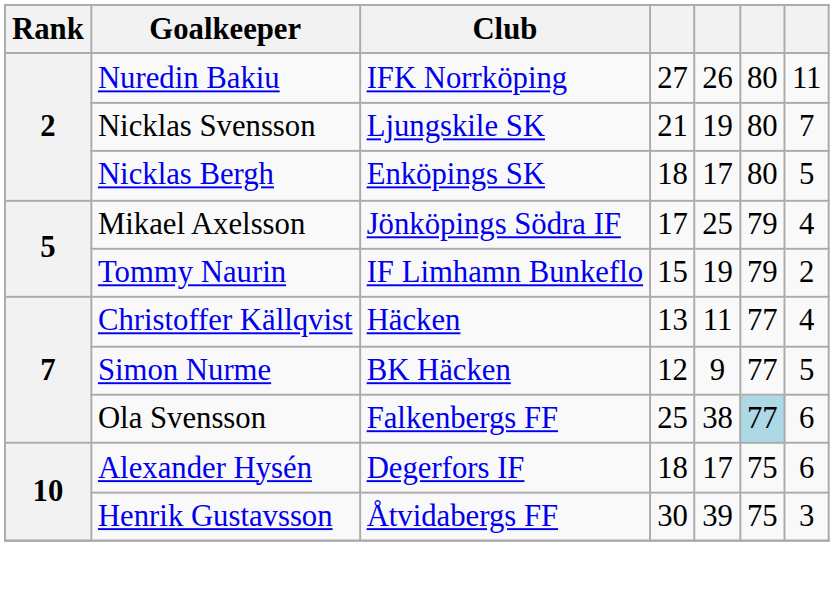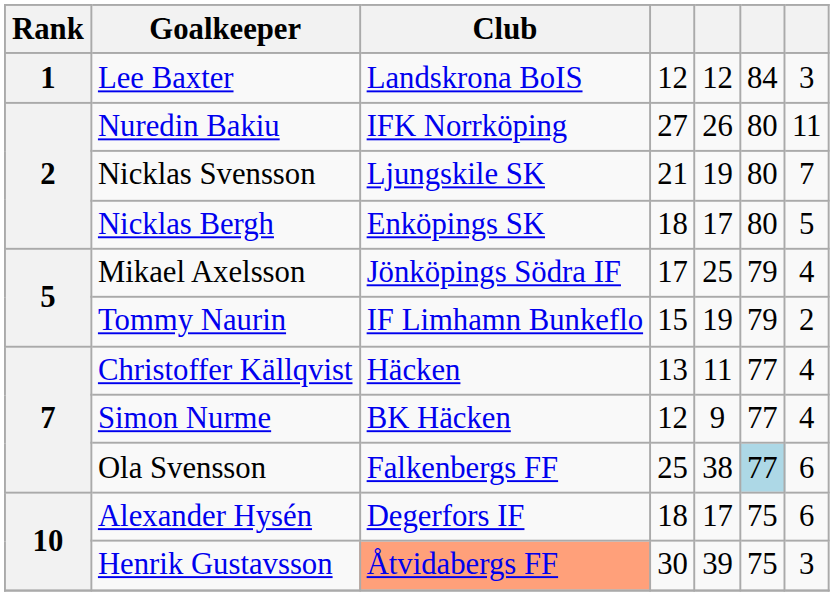+ row: (166, 77)
(807, 369) 5 -> (807, 418) 4
(462, 516) no background -> (462, 564) lightsalmon background
